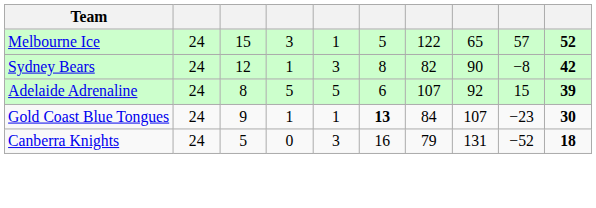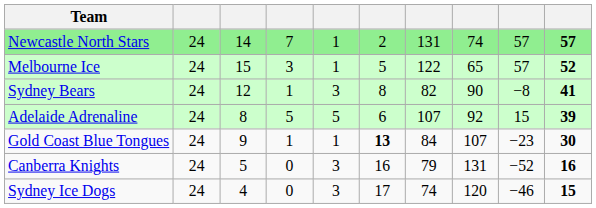+ row: (79, 41)
(568, 66) 42 -> (568, 91) 41
(568, 141) 18 -> (568, 166) 16
+ row: (62, 191)
